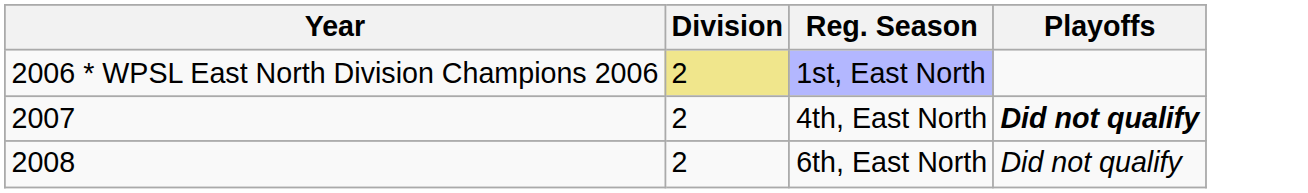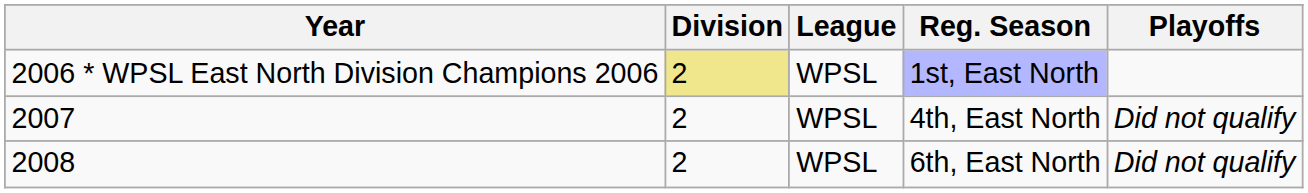+ column: (846, 27)
(1100, 118) bold -> (1205, 118) normal
